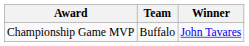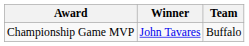columns swapped: (211, 13) <-> (157, 13)
